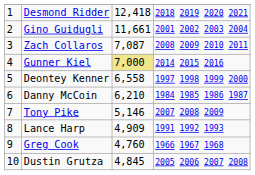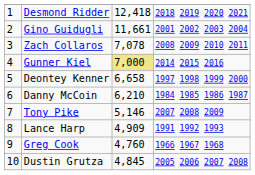(129, 46) 7,087 -> (129, 46) 7,078
(129, 79) 6,558 -> (129, 79) 6,658
